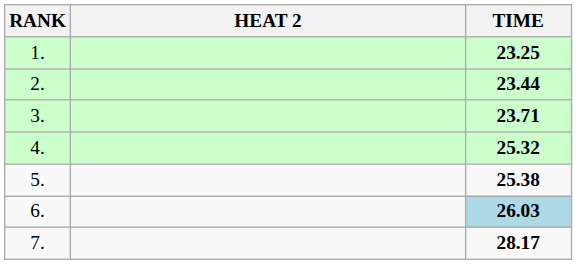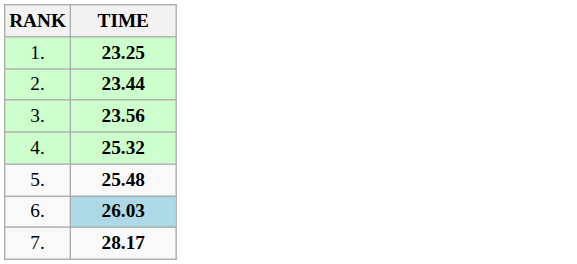- column: (268, 20)
(518, 116) 23.71 -> (123, 116) 23.56
(518, 179) 25.38 -> (123, 179) 25.48
